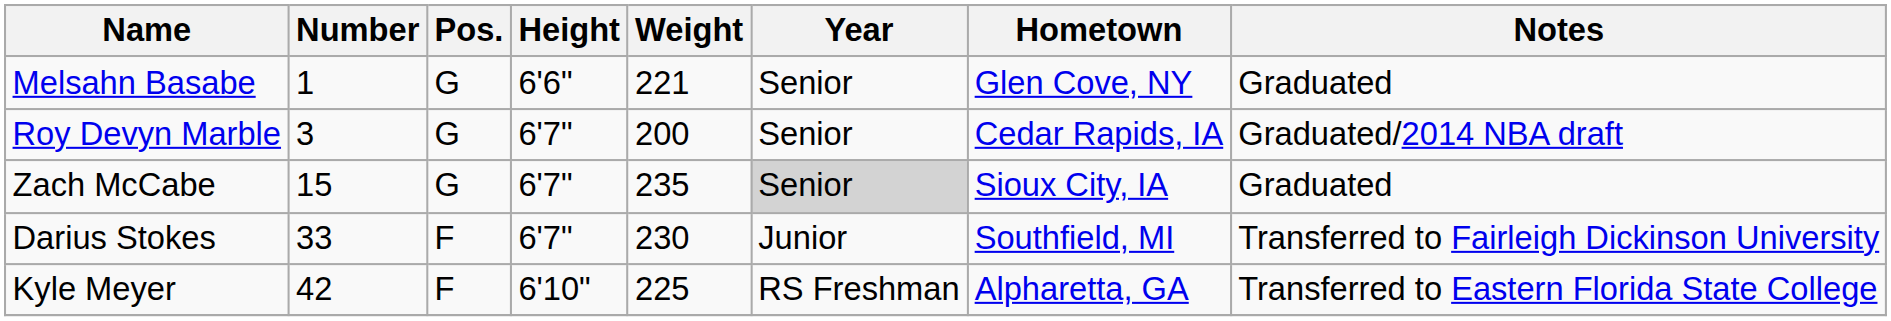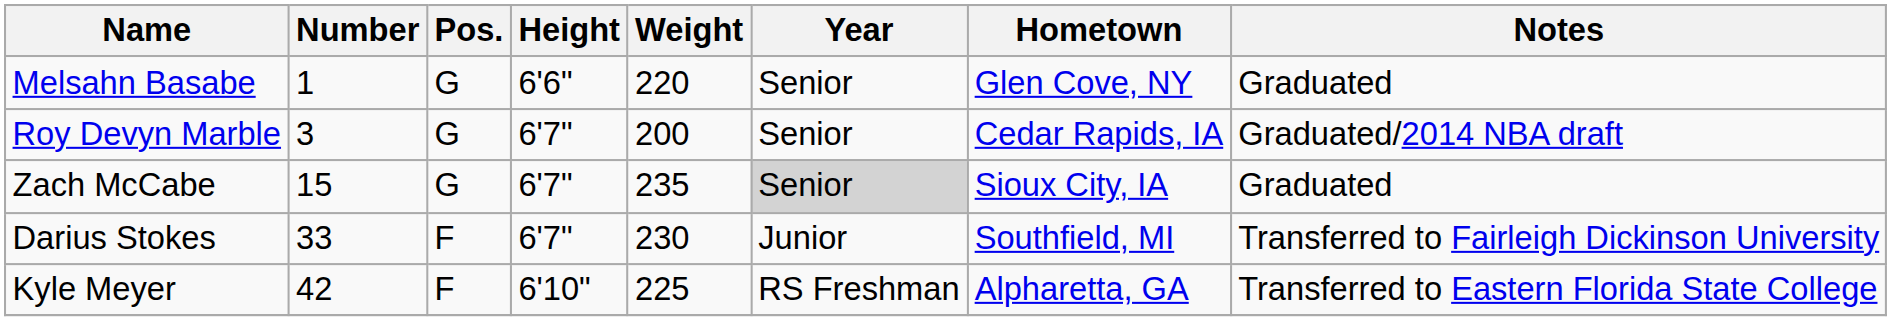(662, 82) 221 -> (662, 82) 220
